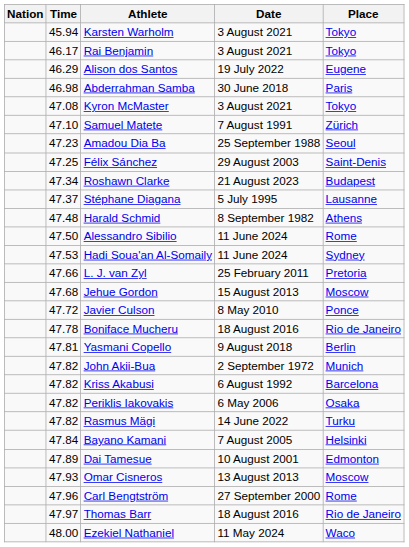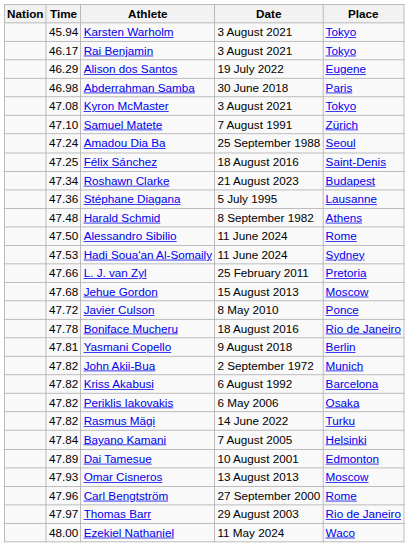(64, 144) 47.23 -> (64, 144) 47.24
(258, 162) 29 August 2003 -> (258, 162) 18 August 2016
(64, 199) 47.37 -> (64, 199) 47.36
(258, 514) 18 August 2016 -> (258, 514) 29 August 2003
